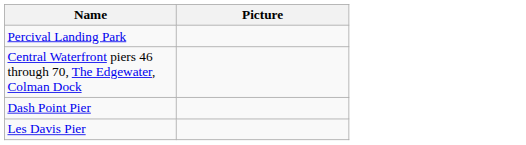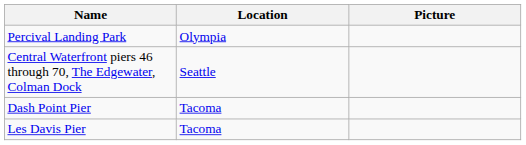+ column: (263, 15)
